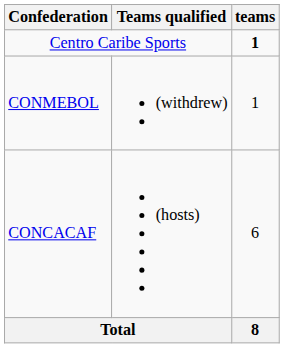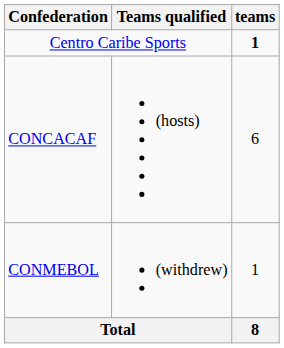rows swapped: (52, 233) <-> (54, 102)
